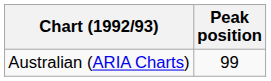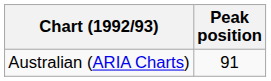(230, 62) 99 -> (230, 62) 91
